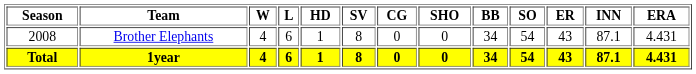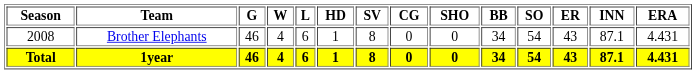+ column: (252, 16)
